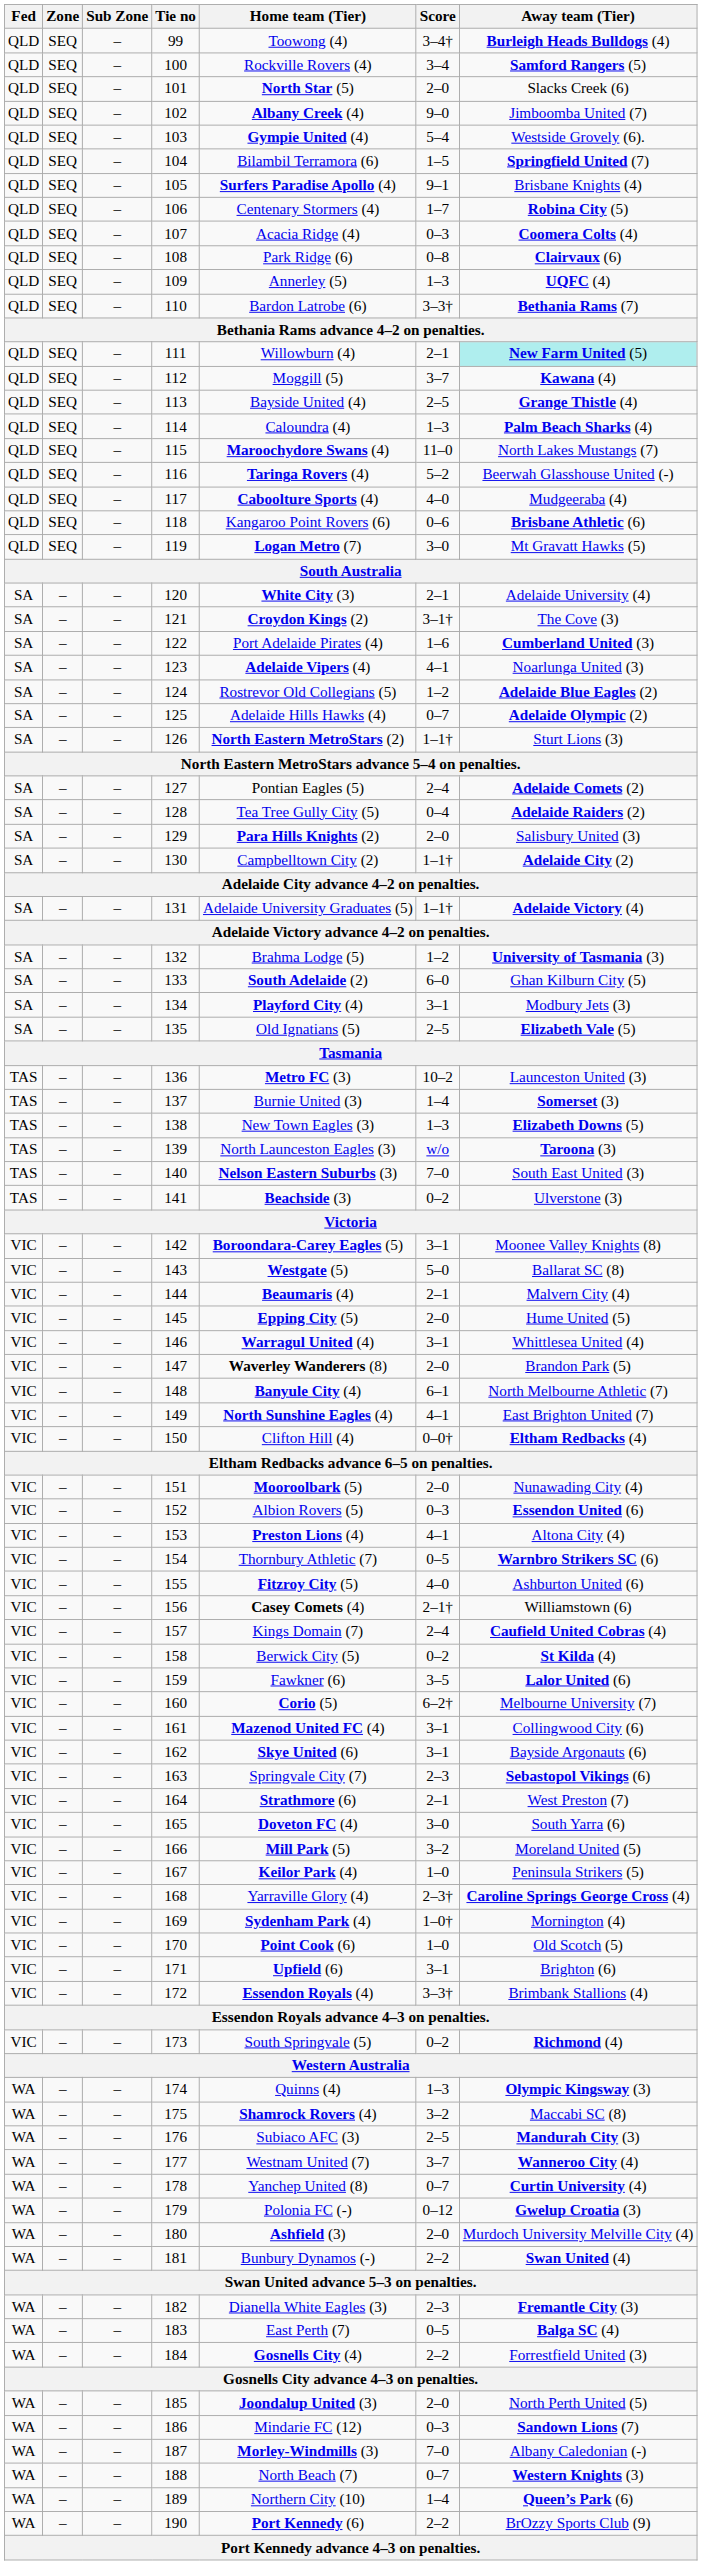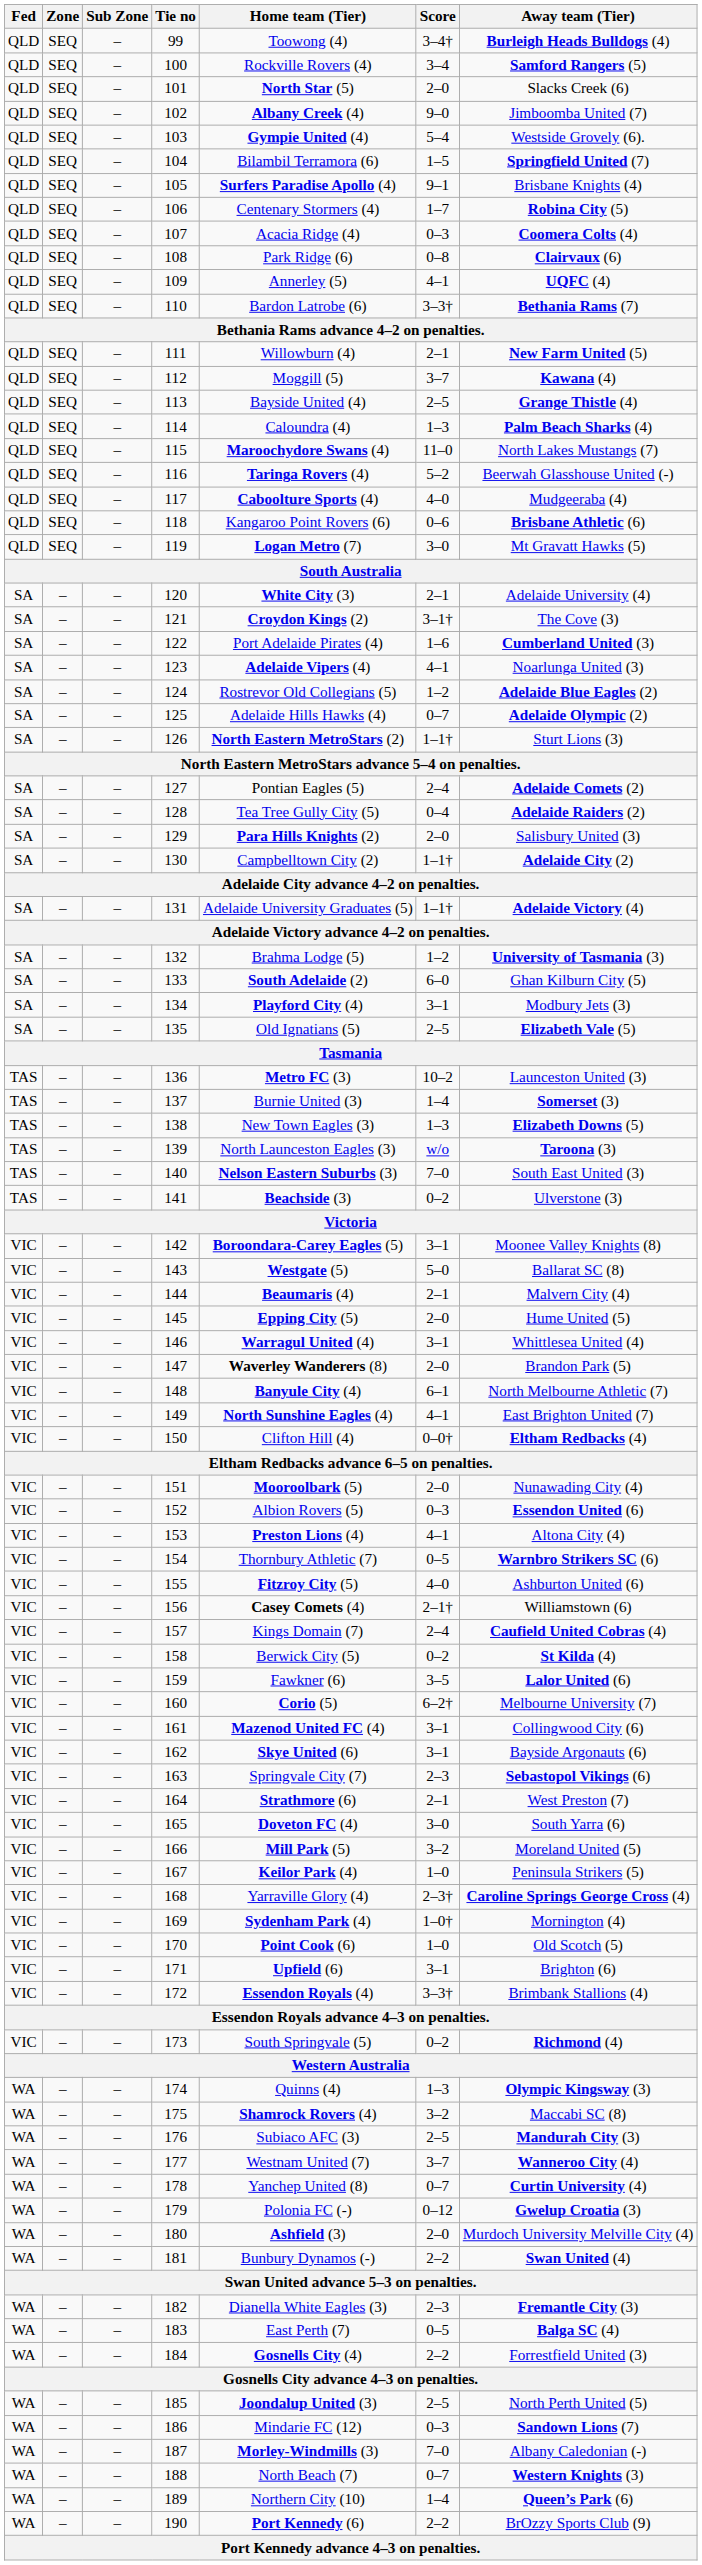(438, 281) 1–3 -> (438, 281) 4–1
(578, 354) paleturquoise background -> (578, 354) no background
(438, 2403) 2–0 -> (438, 2403) 2–5
